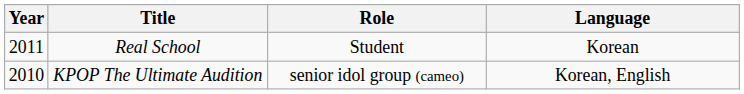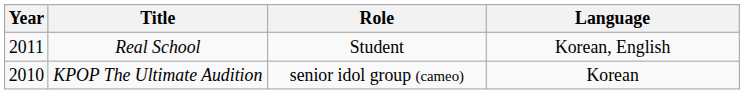(613, 46) Korean -> (613, 46) Korean, English
(613, 74) Korean, English -> (613, 74) Korean
